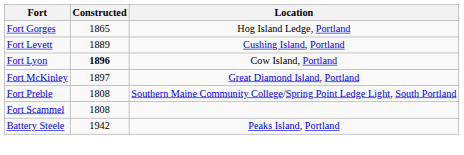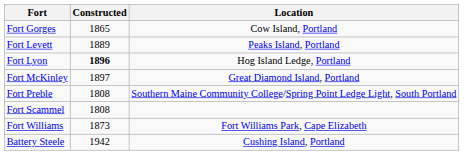(294, 28) Hog Island Ledge, Portland -> (294, 28) Cow Island, Portland
(294, 45) Cushing Island, Portland -> (294, 45) Peaks Island, Portland
(294, 61) Cow Island, Portland -> (294, 61) Hog Island Ledge, Portland
+ row: (35, 126)
(294, 126) Peaks Island, Portland -> (294, 142) Cushing Island, Portland
